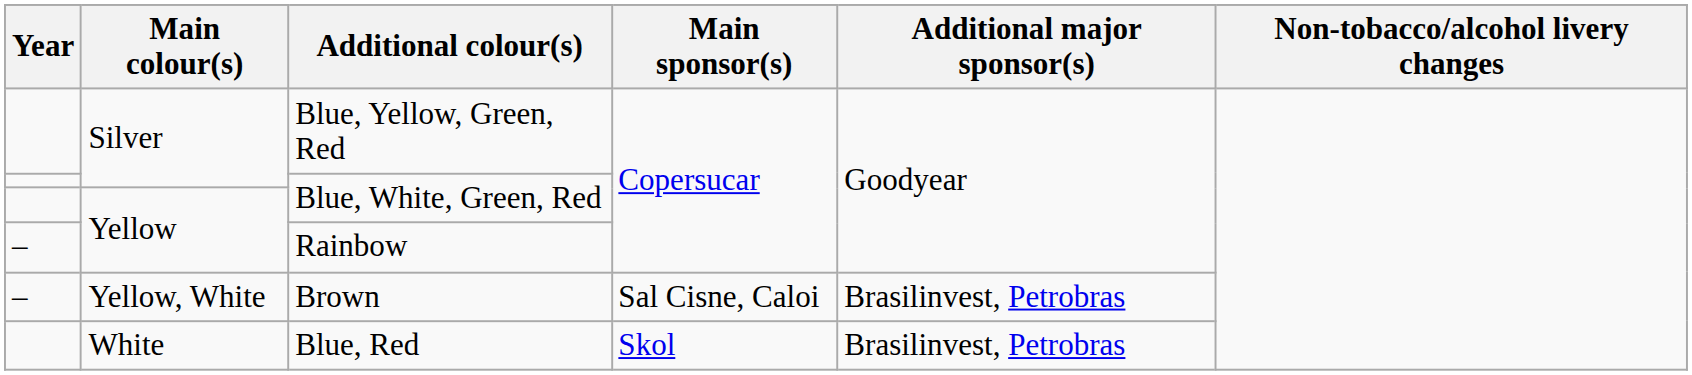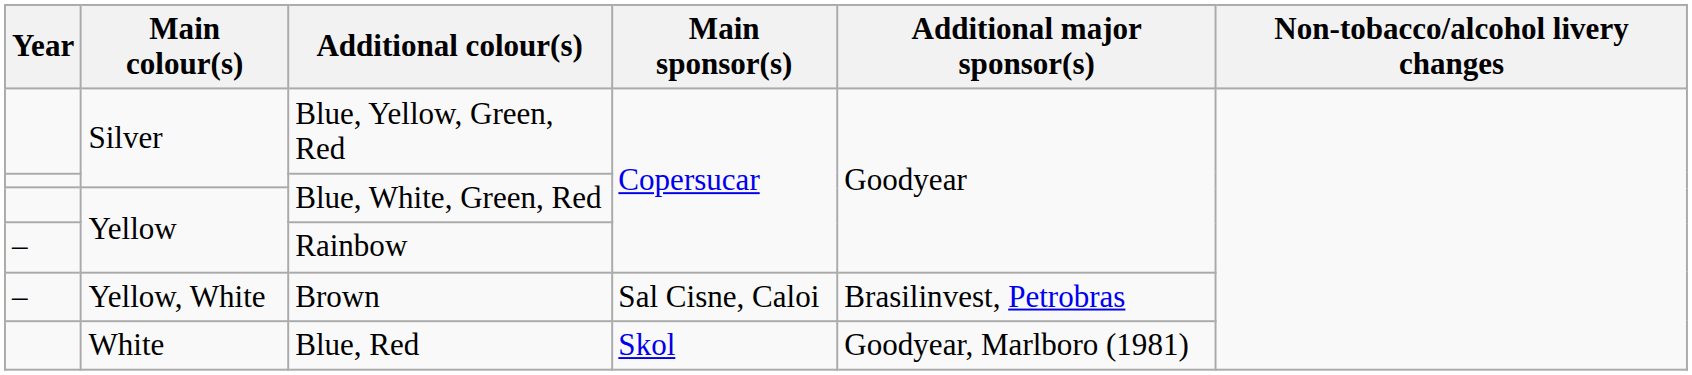(985, 345) Brasilinvest, Petrobras -> (1017, 345) Goodyear, Marlboro (1981)
